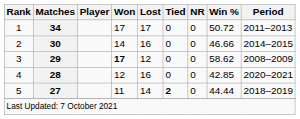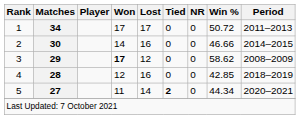(268, 75) 2020–2021 -> (268, 75) 2018–2019
(222, 91) 44.44 -> (222, 91) 44.34
(268, 91) 2018–2019 -> (268, 91) 2020–2021
